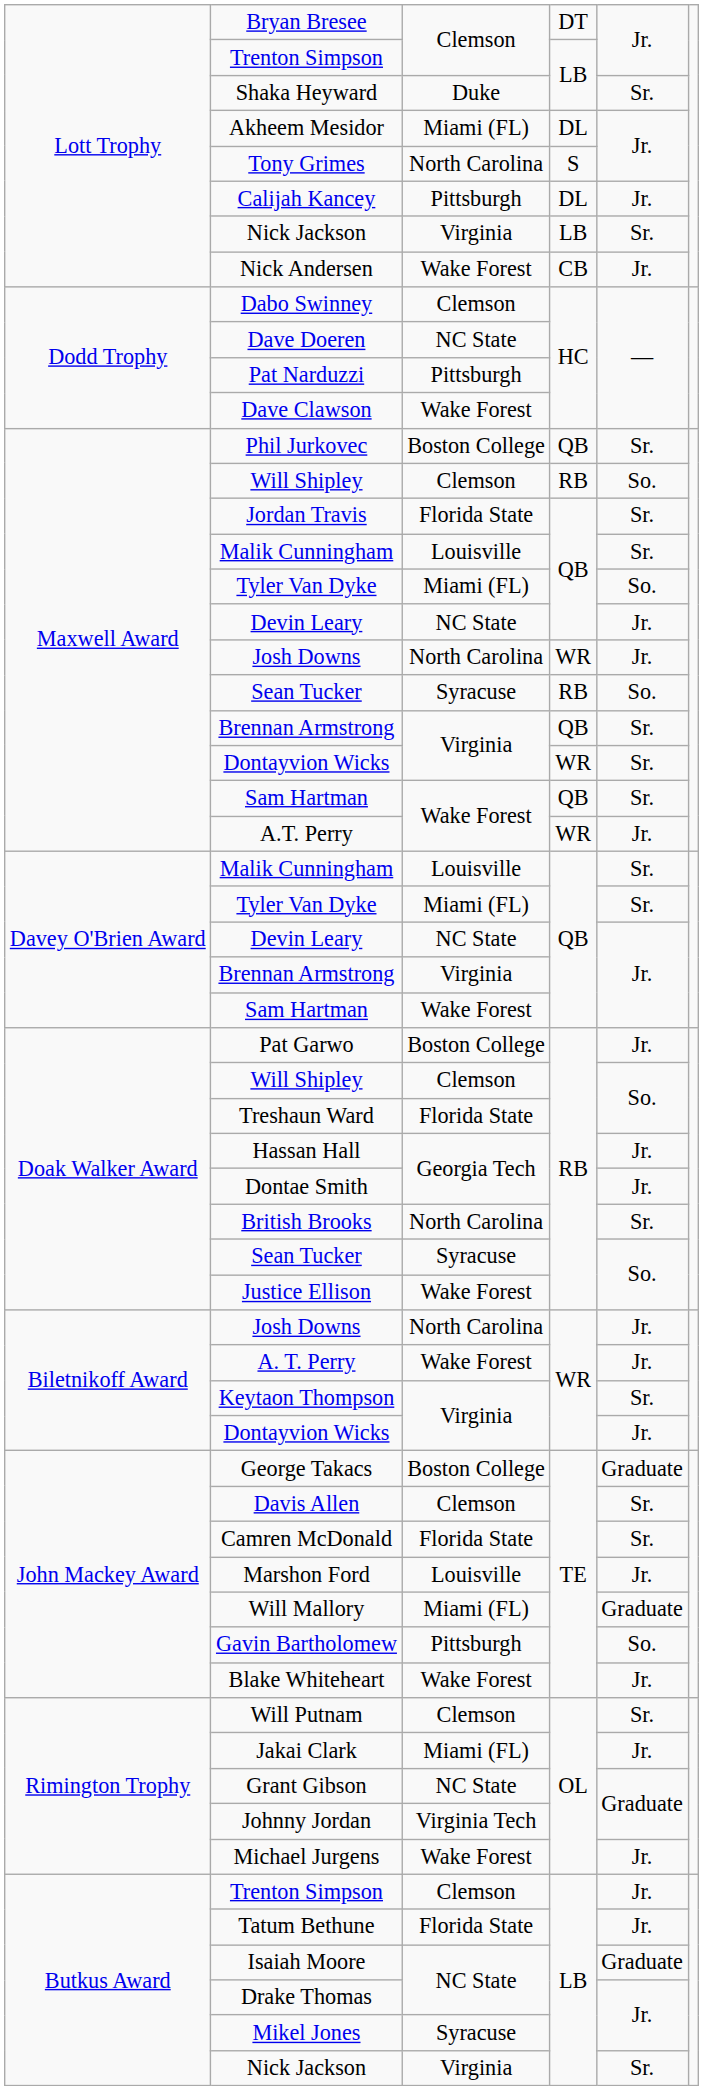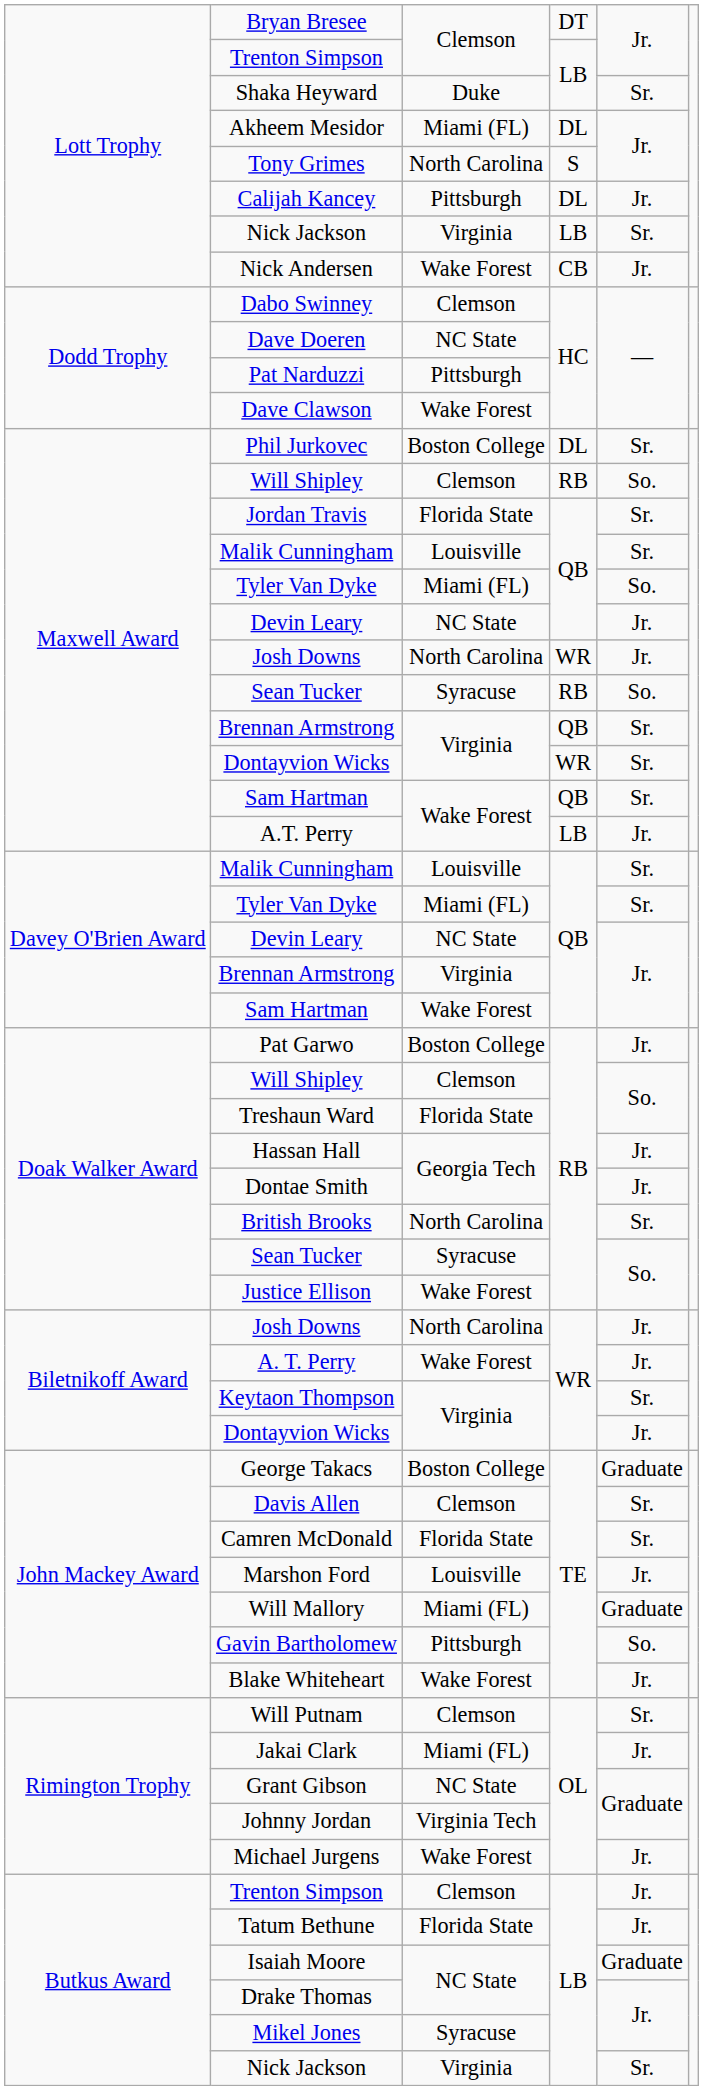(573, 445) QB -> (573, 445) DL
(573, 833) WR -> (573, 833) LB
